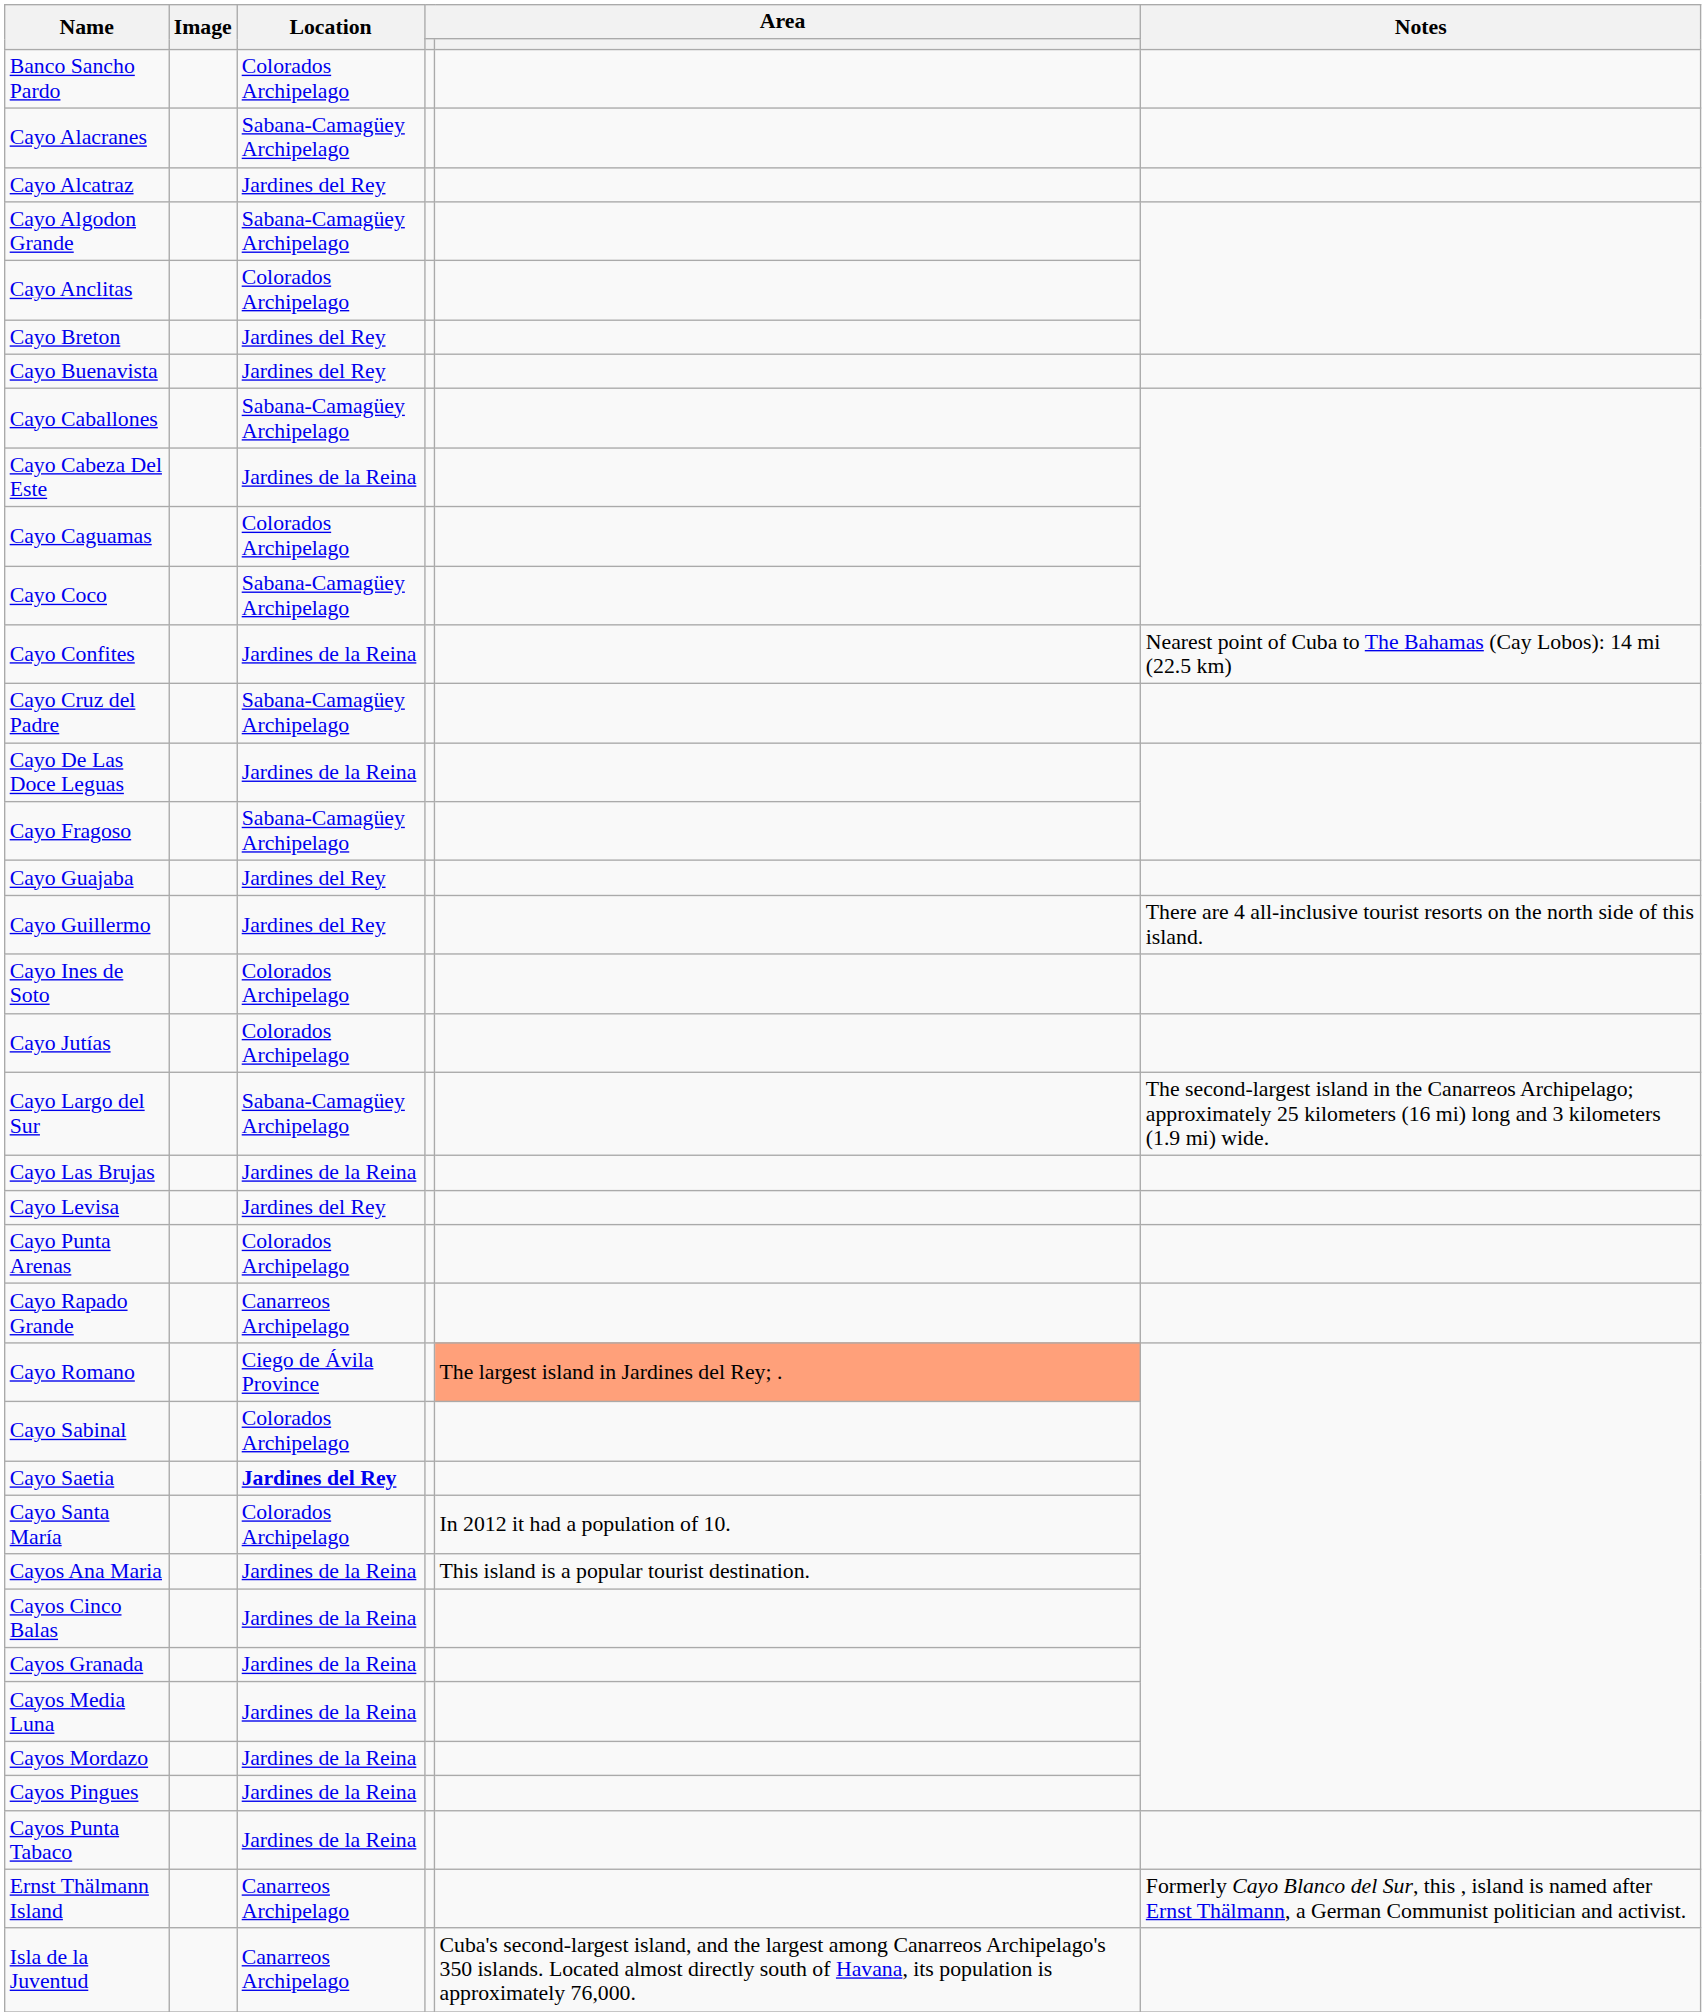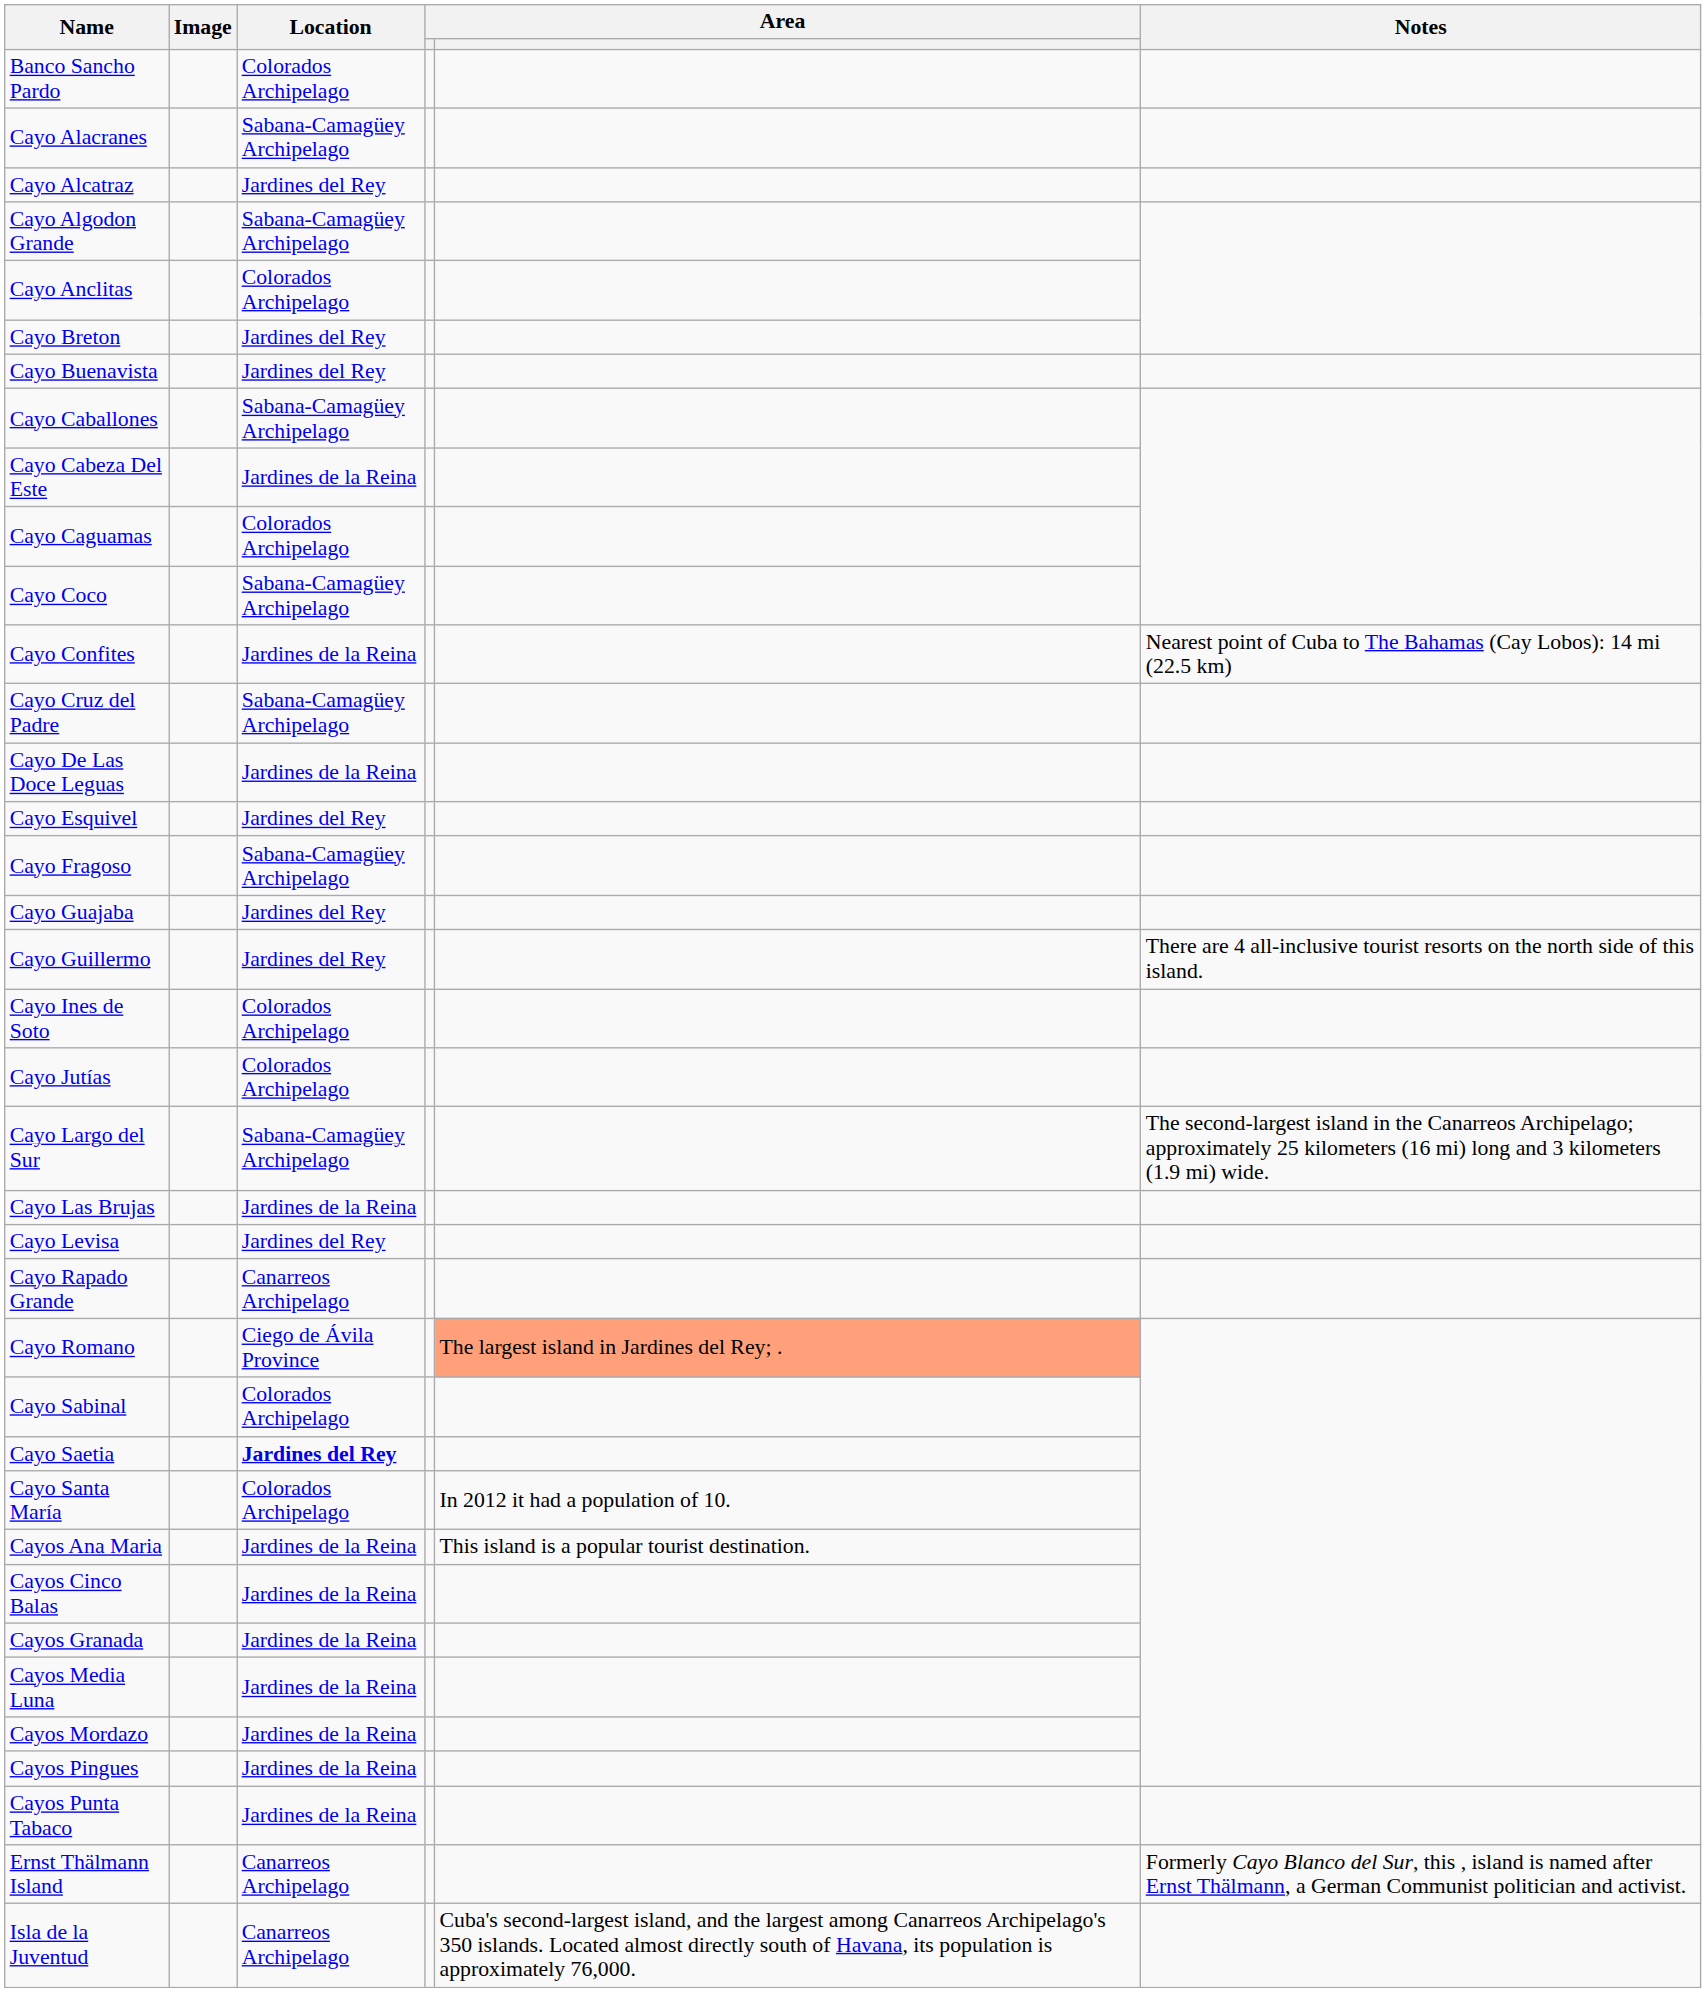+ row: (73, 818)
- row: (60, 1253)
